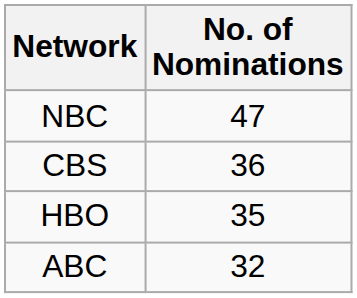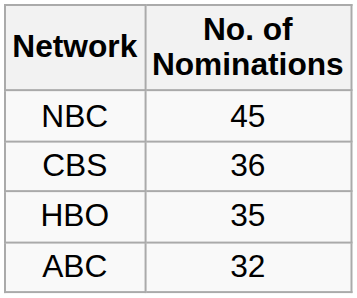(248, 115) 47 -> (248, 115) 45
